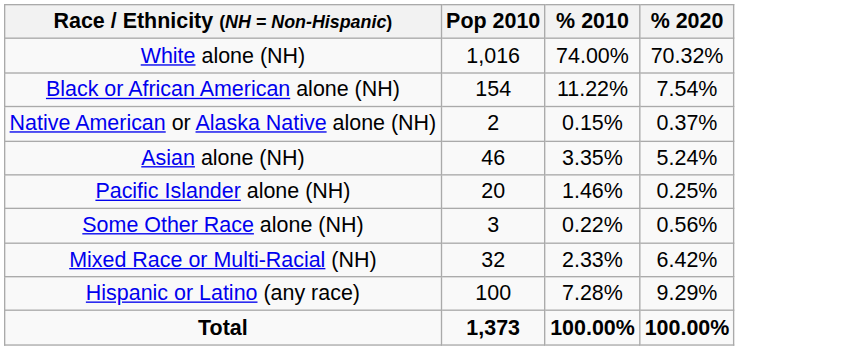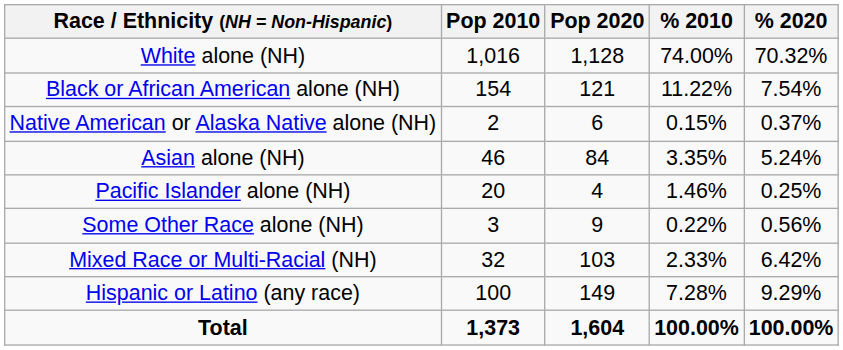+ column: (597, 21)
